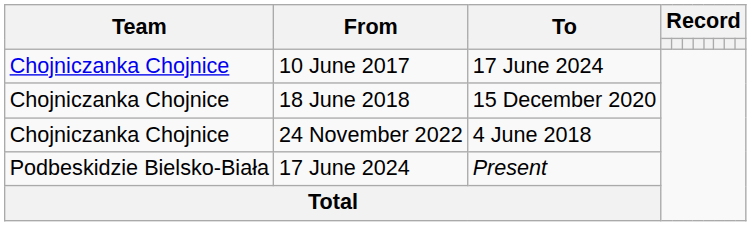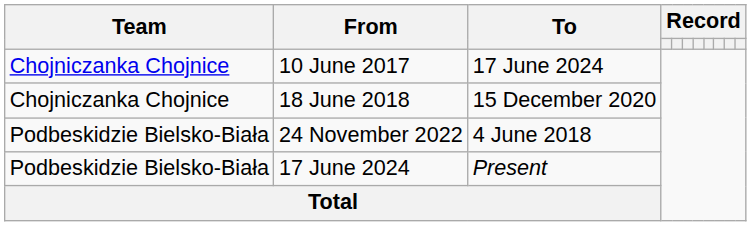(120, 134) Chojniczanka Chojnice -> (139, 134) Podbeskidzie Bielsko-Biała
